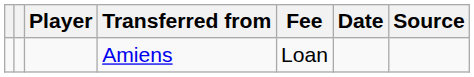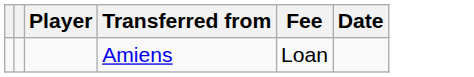- column: (429, 21)
